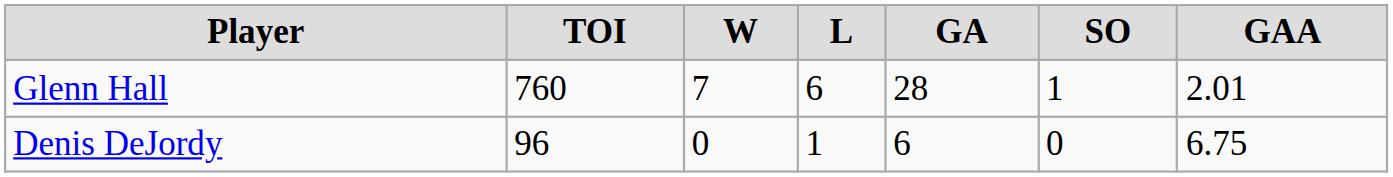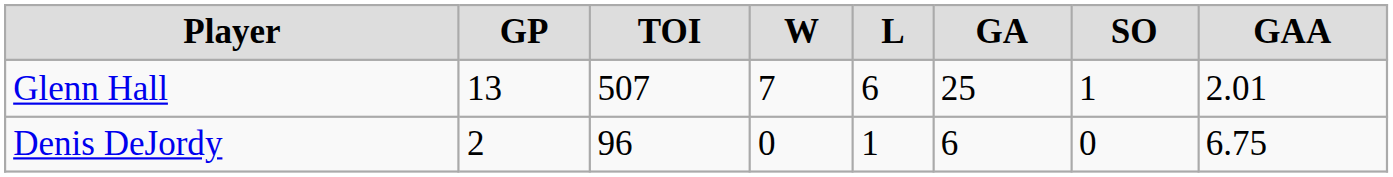+ column: (524, 32)
(541, 87) 760 -> (624, 87) 507
(911, 87) 28 -> (958, 87) 25
